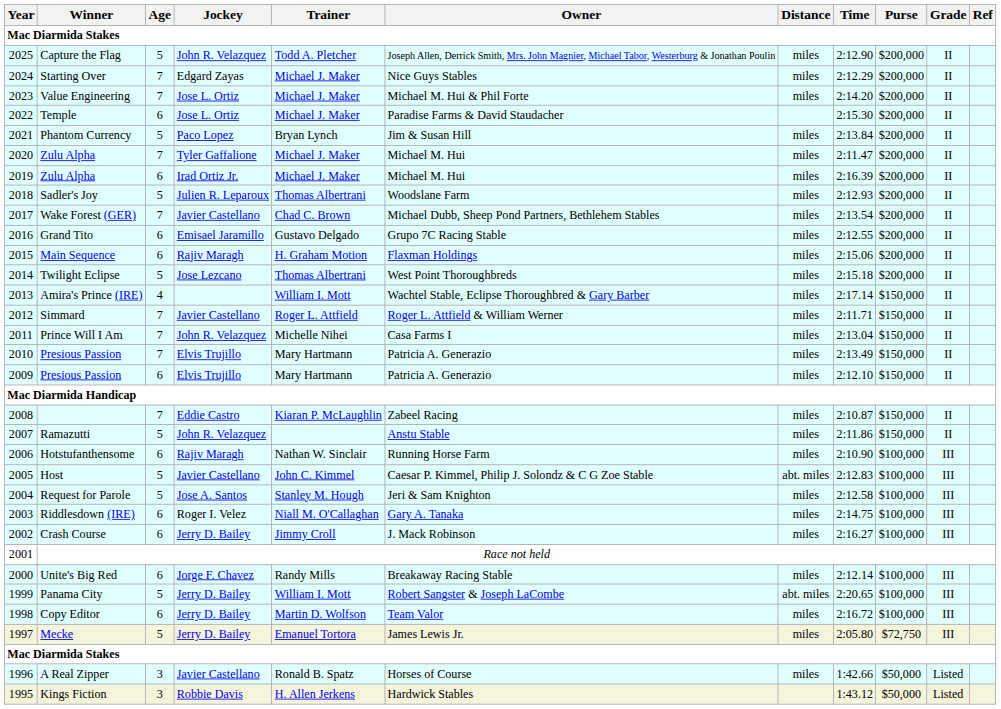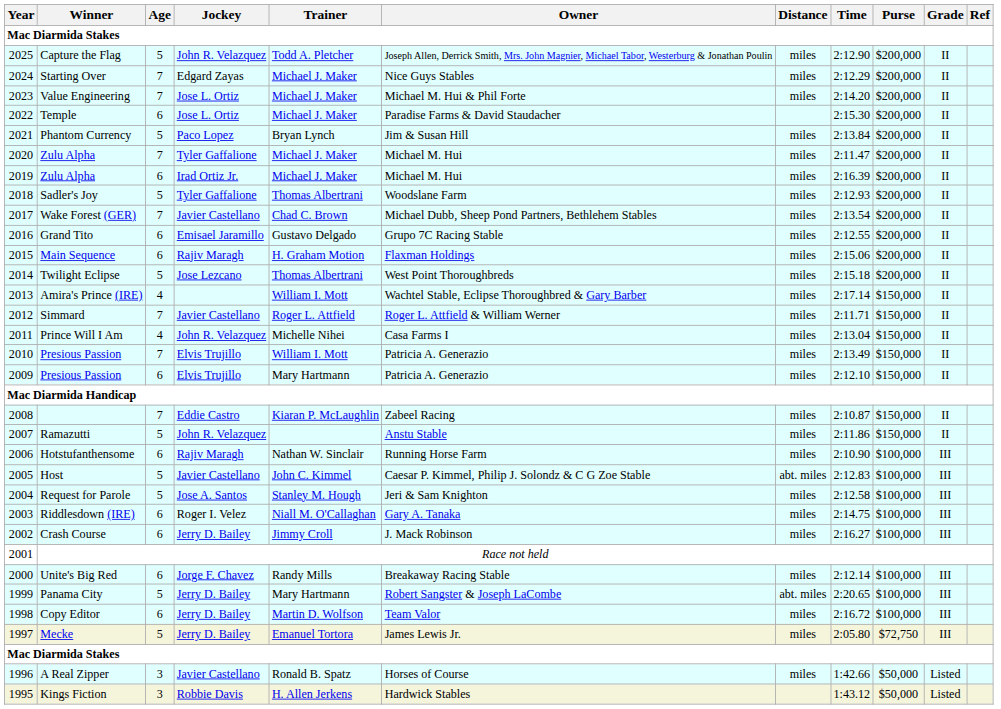(223, 195) Julien R. Leparoux -> (217, 195) Tyler Gaffalione
(160, 335) 7 -> (160, 335) 4
(314, 354) Mary Hartmann -> (310, 354) William I. Mott
(313, 594) William I. Mott -> (311, 594) Mary Hartmann
